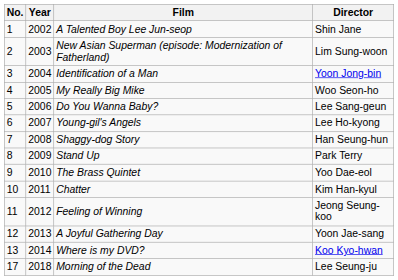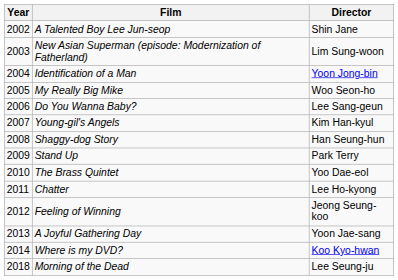- column: (15, 12)
(347, 123) Lee Ho-kyong -> (343, 123) Kim Han-kyul
(346, 189) Kim Han-kyul -> (344, 189) Lee Ho-kyong
